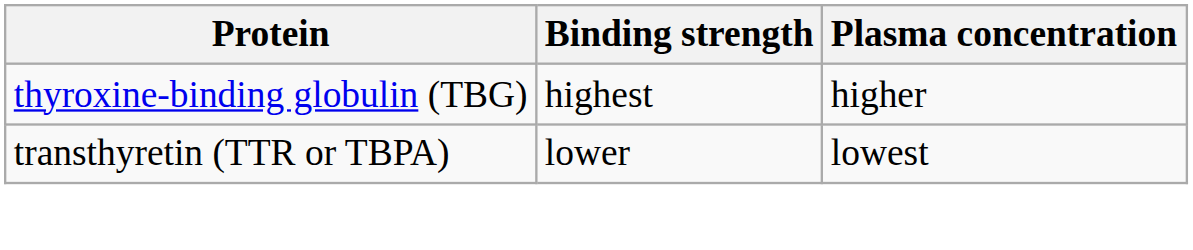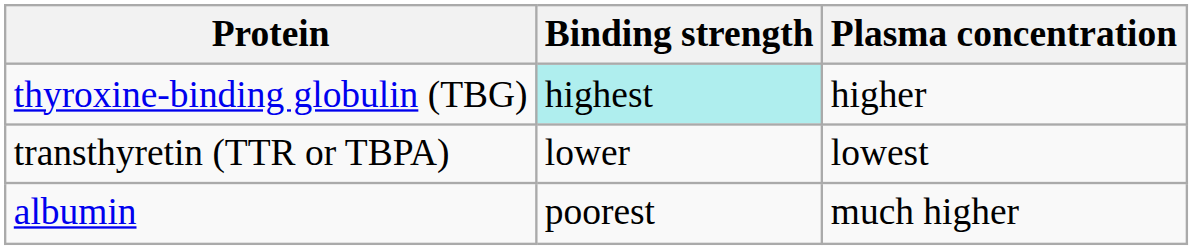(599, 93) no background -> (599, 93) paleturquoise background
+ row: (75, 212)
